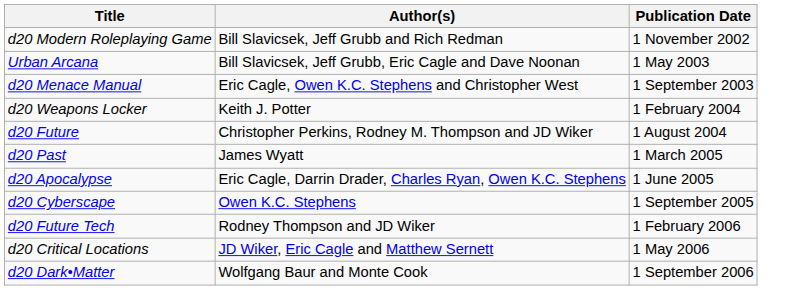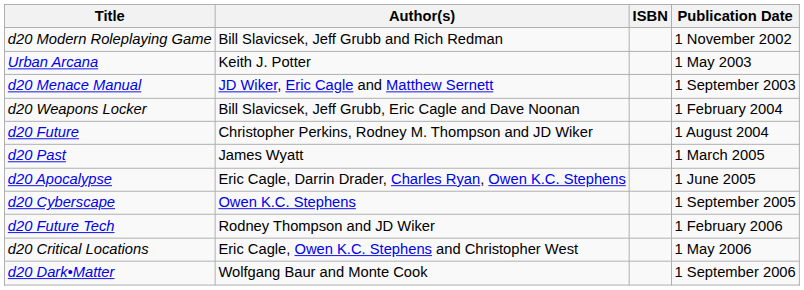+ column: (650, 16)
(399, 62) Bill Slavicsek, Jeff Grubb, Eric Cagle and Dave Noonan -> (265, 62) Keith J. Potter
(398, 86) Eric Cagle, Owen K.C. Stephens and Christopher West -> (356, 86) JD Wiker, Eric Cagle and Matthew Sernett
(265, 109) Keith J. Potter -> (399, 109) Bill Slavicsek, Jeff Grubb, Eric Cagle and Dave Noonan
(356, 249) JD Wiker, Eric Cagle and Matthew Sernett -> (398, 249) Eric Cagle, Owen K.C. Stephens and Christopher West
